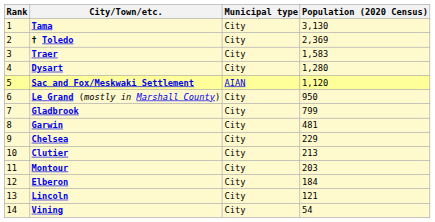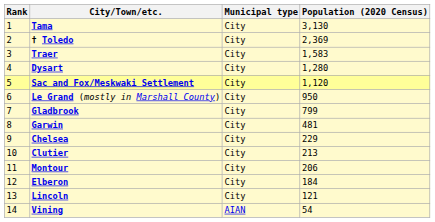(235, 82) AIAN -> (235, 82) City
(310, 168) 203 -> (310, 168) 206
(235, 210) City -> (235, 210) AIAN
